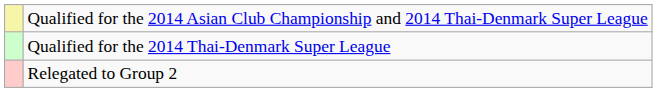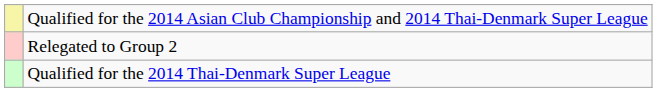rows swapped: (209, 45) <-> (102, 73)
